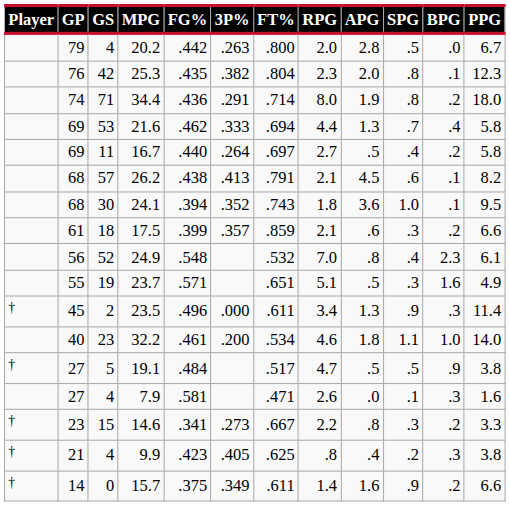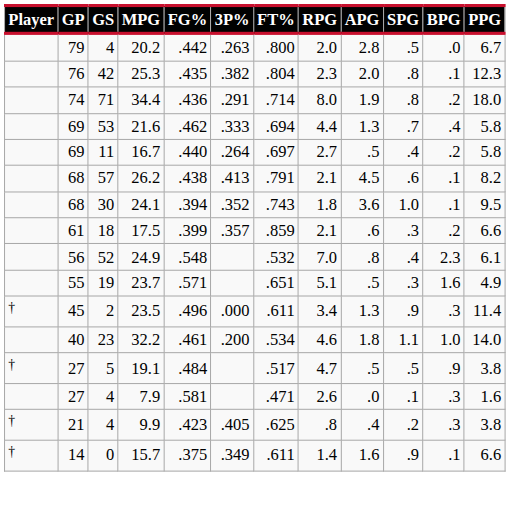- row: (146, 424)
(454, 486) .2 -> (454, 455) .1
